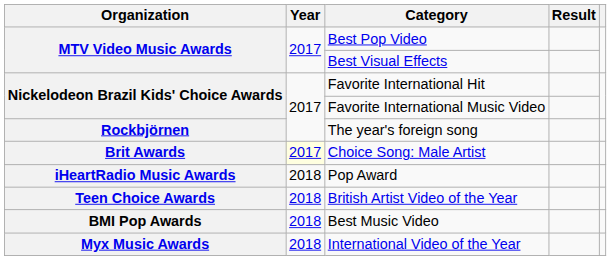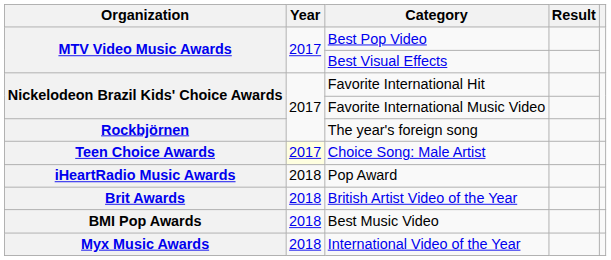(145, 152) Brit Awards -> (145, 152) Teen Choice Awards
(145, 198) Teen Choice Awards -> (145, 198) Brit Awards
